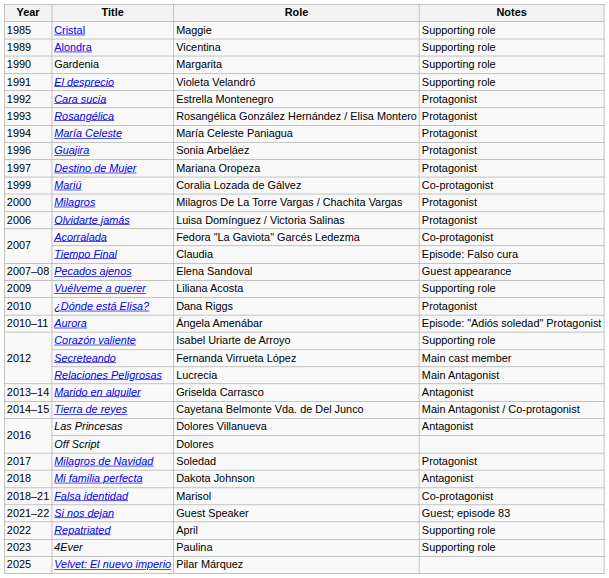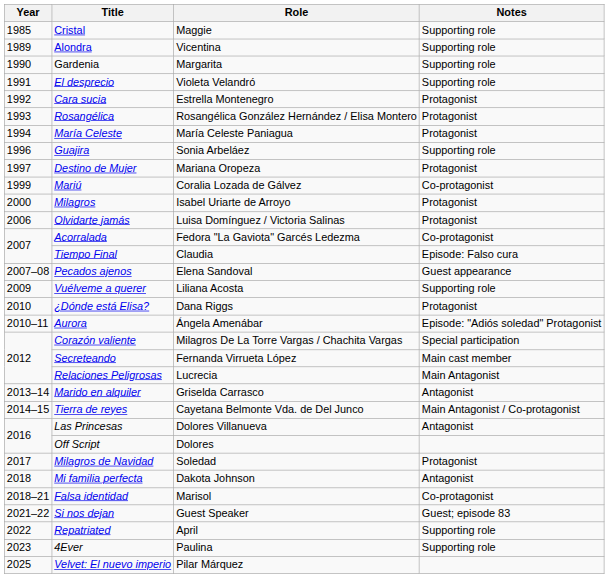(449, 151) Protagonist -> (459, 151) Supporting role
(289, 202) Milagros De La Torre Vargas / Chachita Vargas -> (233, 202) Isabel Uriarte de Arroyo
(233, 340) Isabel Uriarte de Arroyo -> (289, 340) Milagros De La Torre Vargas / Chachita Vargas
(459, 340) Supporting role -> (471, 340) Special participation
